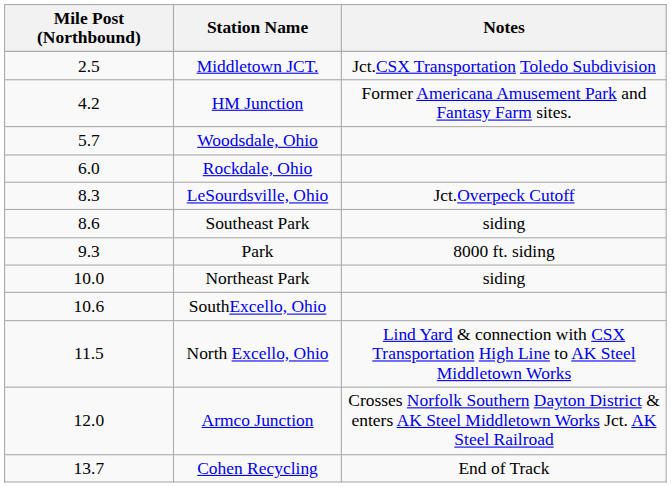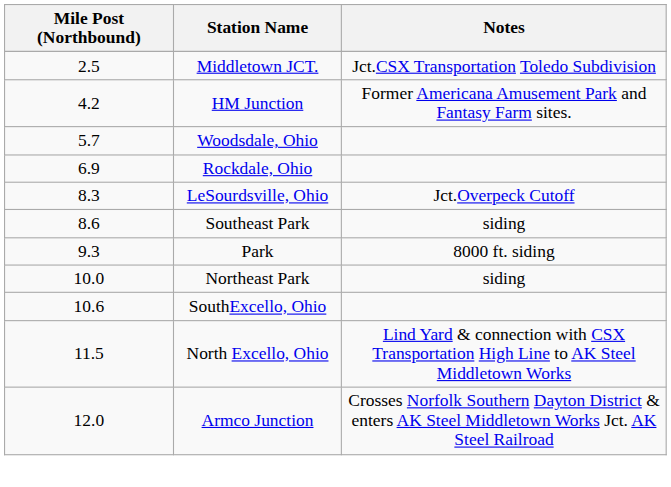(89, 168) 6.0 -> (89, 168) 6.9
- row: (258, 467)
